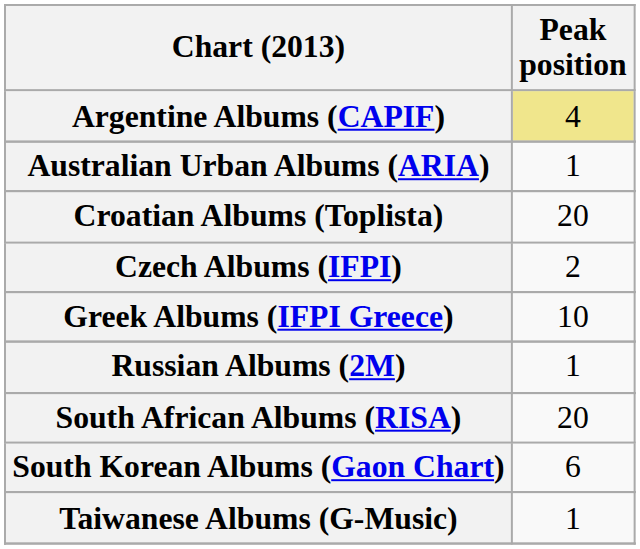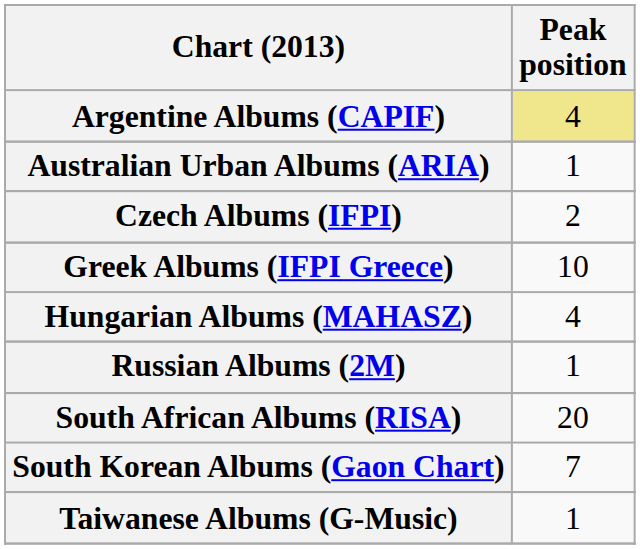- row: (258, 215)
+ row: (258, 316)
(573, 467) 6 -> (573, 467) 7
